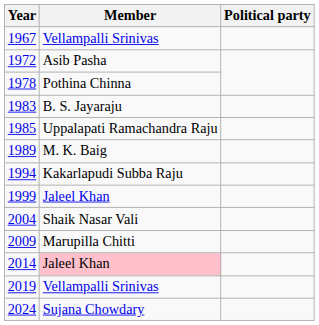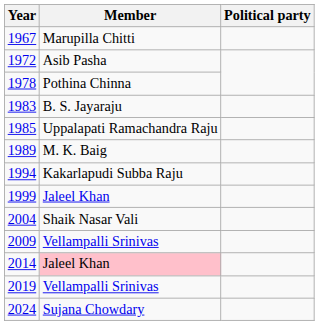(101, 38) Vellampalli Srinivas -> (89, 38) Marupilla Chitti
(89, 241) Marupilla Chitti -> (101, 241) Vellampalli Srinivas
